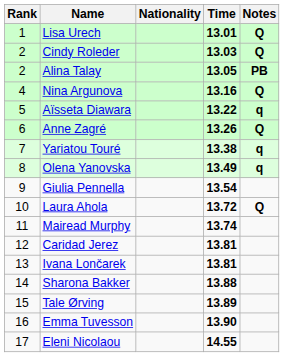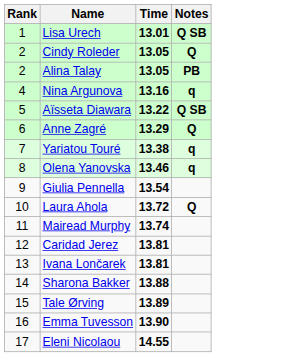- column: (170, 14)
(259, 33) Q -> (192, 33) Q SB
(222, 52) 13.03 -> (154, 52) 13.05
(259, 91) Q -> (192, 91) q
(259, 110) q -> (192, 110) Q SB
(222, 129) 13.26 -> (154, 129) 13.29
(222, 168) 13.49 -> (154, 168) 13.46
